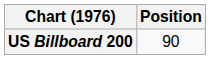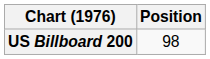(171, 41) 90 -> (171, 41) 98
